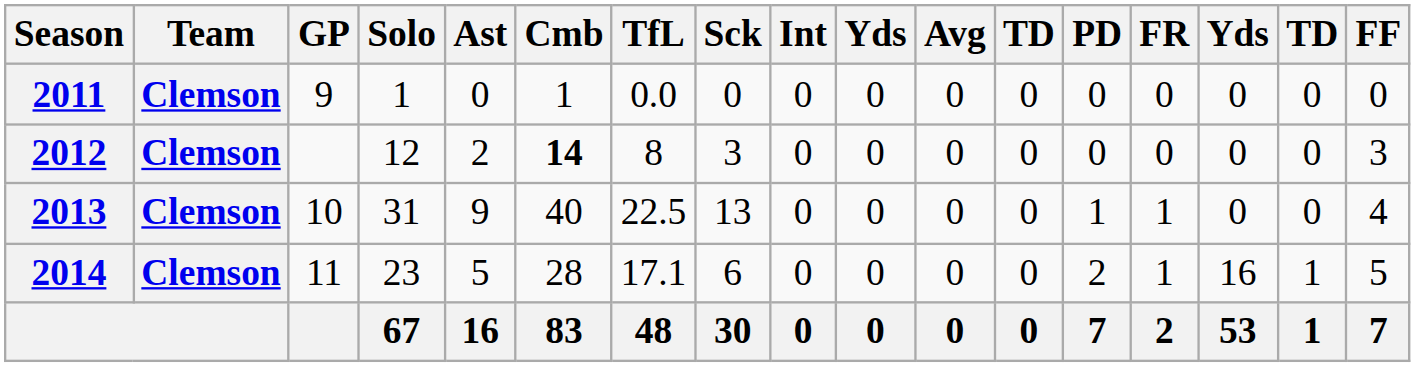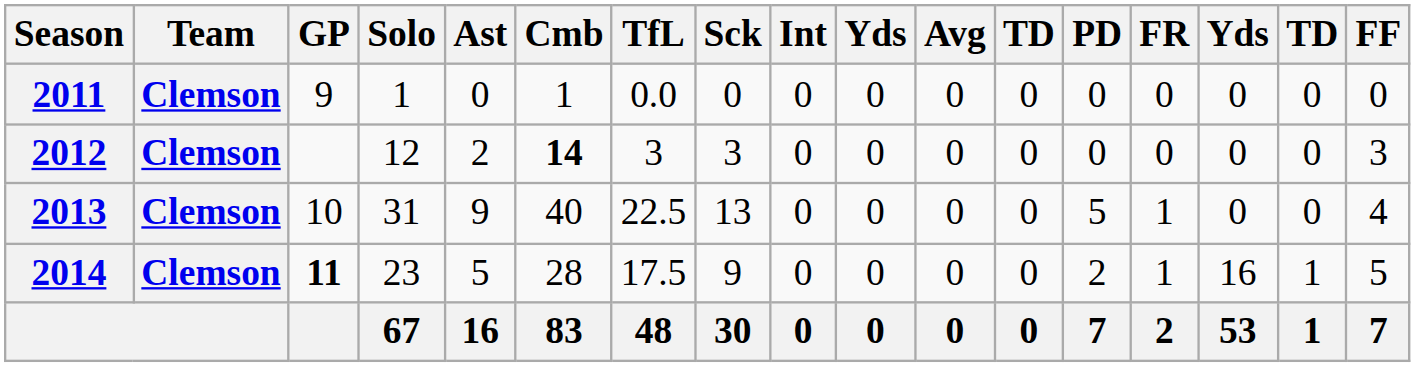(654, 152) 8 -> (654, 152) 3
(1097, 212) 1 -> (1097, 212) 5
(324, 271) normal -> (324, 271) bold
(654, 271) 17.1 -> (654, 271) 17.5
(733, 271) 6 -> (733, 271) 9
